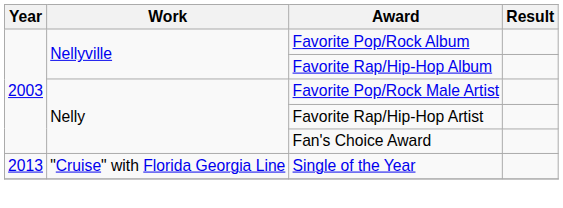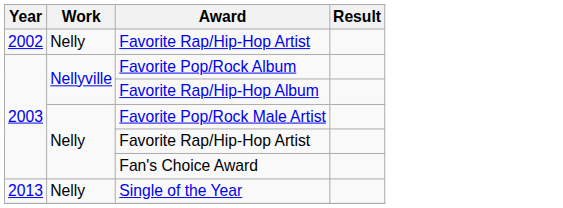+ row: (26, 41)
(168, 166) "Cruise" with Florida Georgia Line -> (68, 191) Nelly
